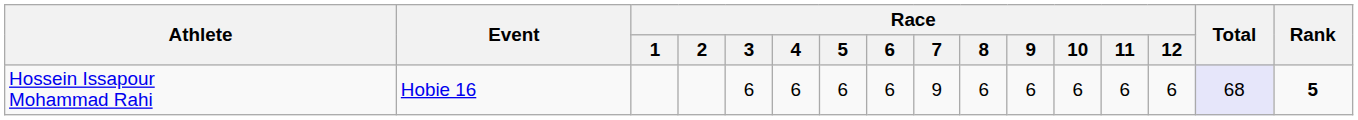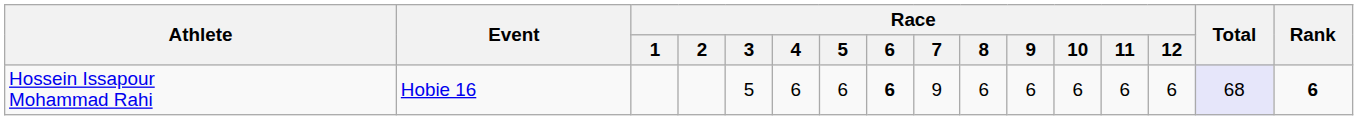(749, 90) 6 -> (749, 90) 5
(890, 90) normal -> (890, 90) bold
(1313, 90) 5 -> (1313, 90) 6
